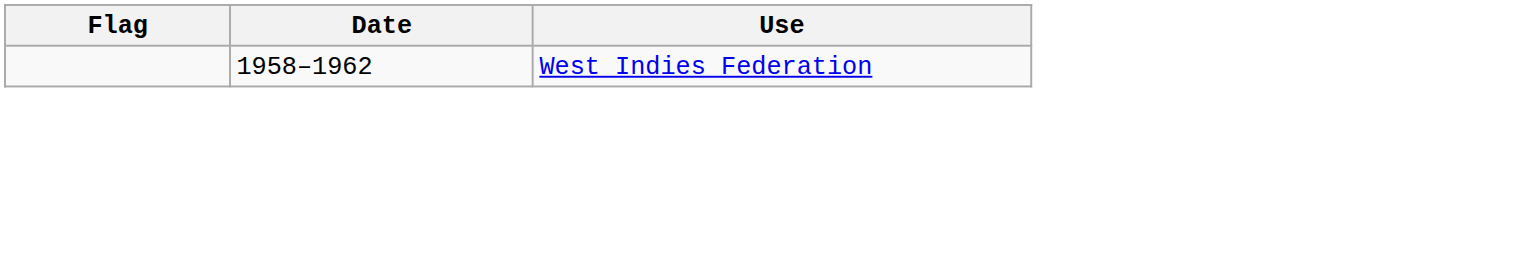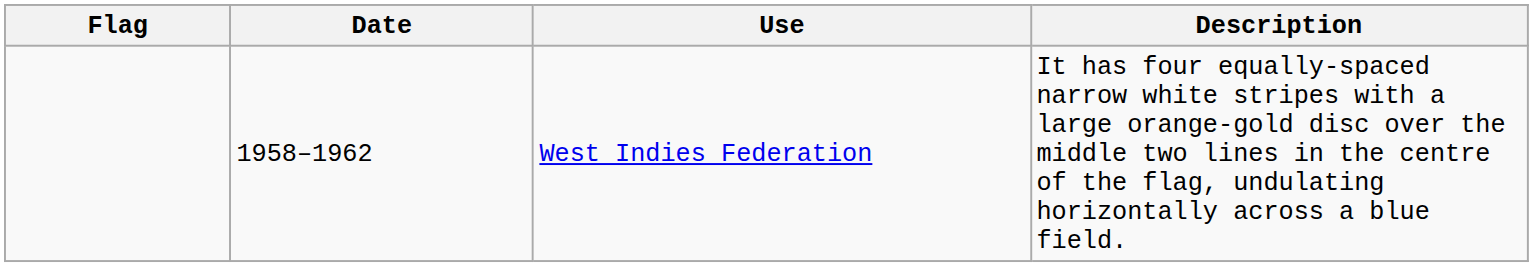+ column: (1279, 26)
